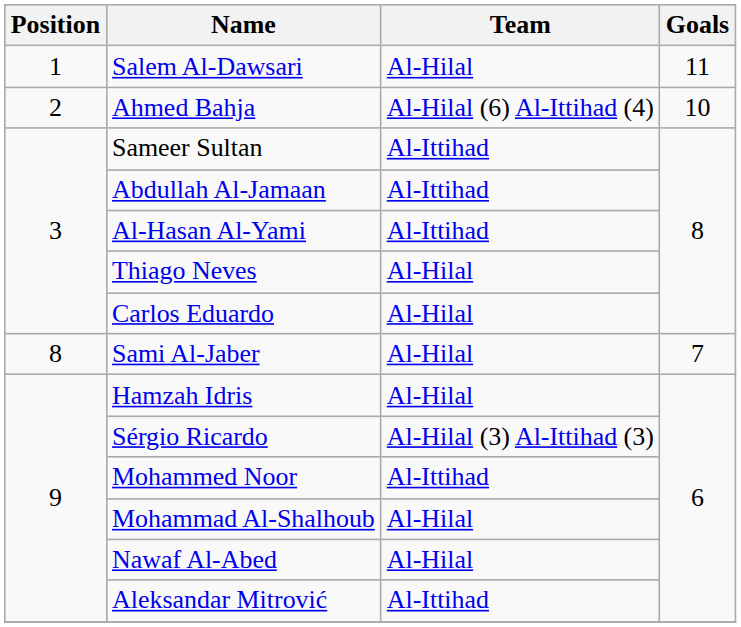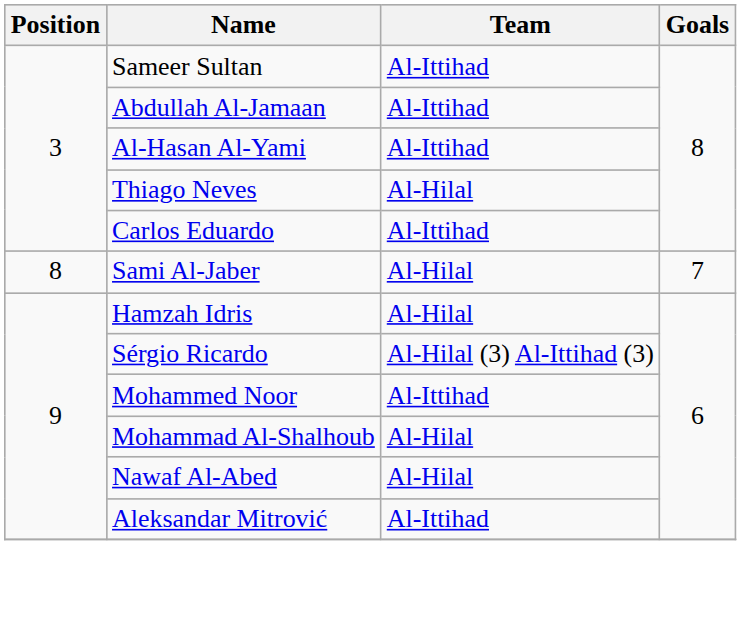- row: (207, 66)
- row: (184, 107)
(430, 312) Al-Hilal -> (438, 230) Al-Ittihad
